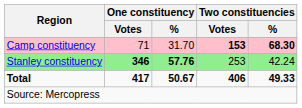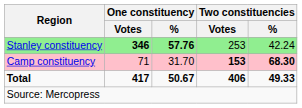rows swapped: (51, 45) <-> (54, 62)
